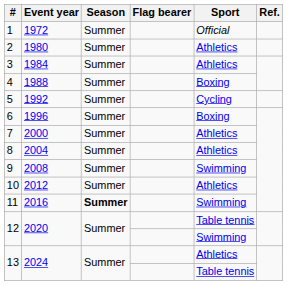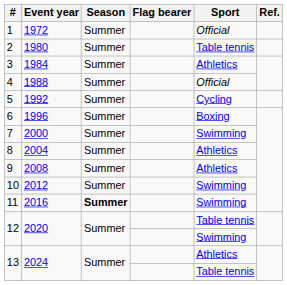(217, 47) Athletics -> (225, 47) Table tennis
(213, 82) Boxing -> (213, 82) Official
(217, 133) Athletics -> (221, 133) Swimming
(221, 168) Swimming -> (217, 168) Athletics
(217, 185) Athletics -> (221, 185) Swimming
